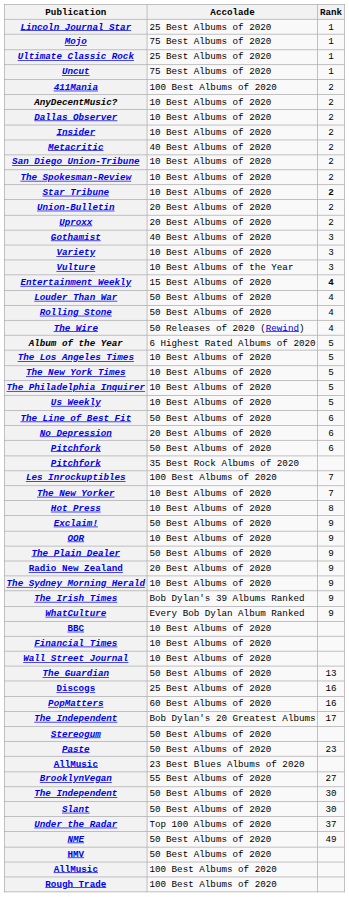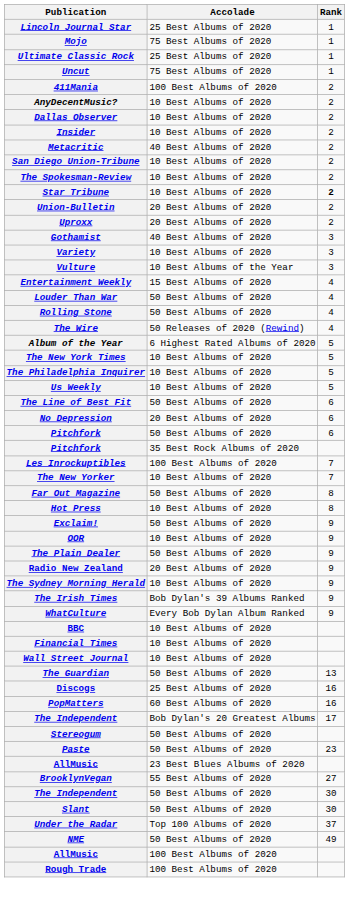(331, 283) bold -> (331, 283) normal
- row: (76, 358)
+ row: (76, 493)
- row: (76, 854)
